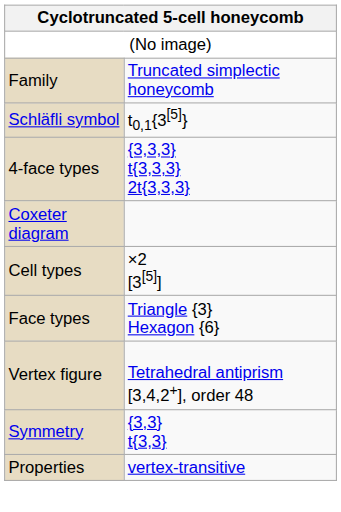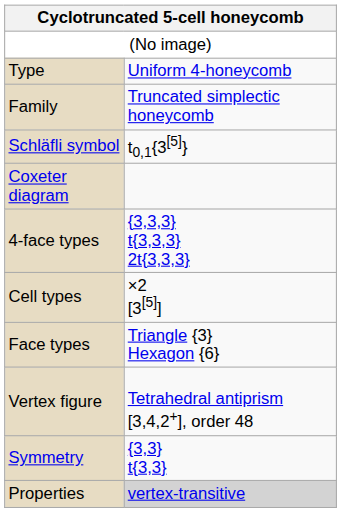+ row: (27, 71)
rows swapped: (39, 223) <-> (54, 169)
(186, 467) no background -> (186, 493) lightgrey background
